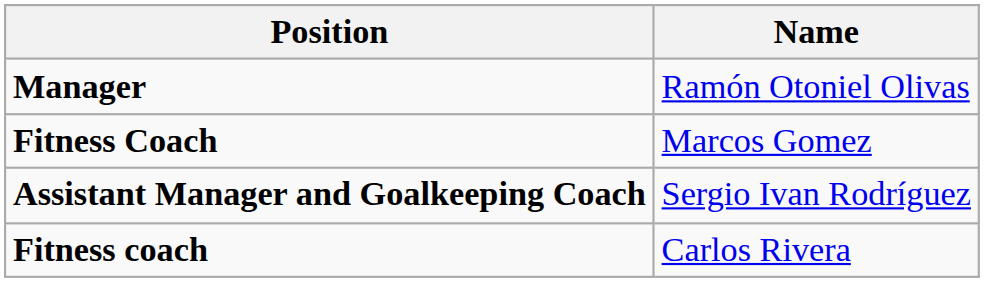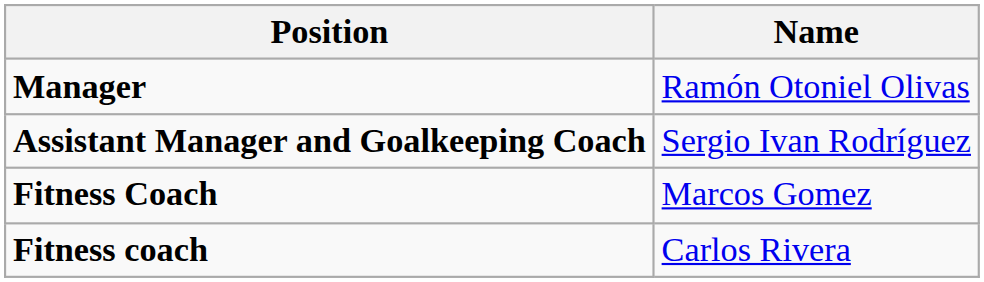rows swapped: (329, 194) <-> (115, 140)
